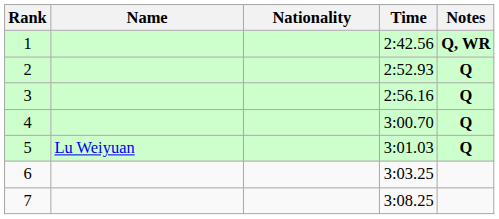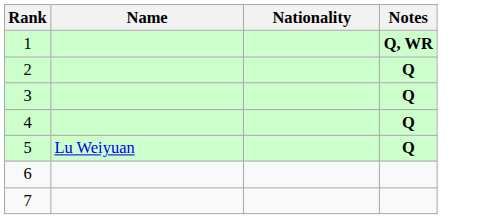- column: (409, 17)
